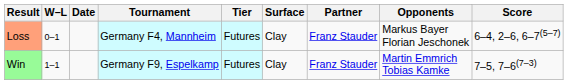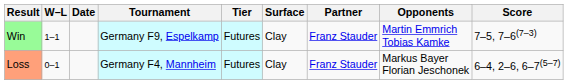rows swapped: (18, 36) <-> (16, 65)
